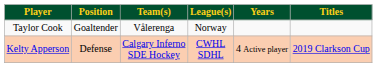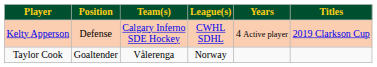rows swapped: (38, 49) <-> (38, 28)
